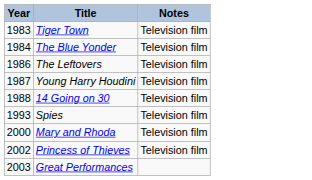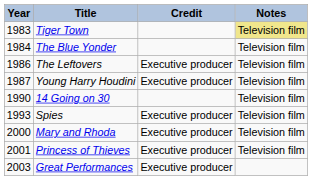+ column: (187, 13)
(174, 30) no background -> (271, 30) khaki background
(19, 99) 1988 -> (19, 99) 1990
(19, 150) 2002 -> (19, 150) 2001
